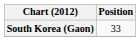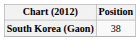(116, 28) 33 -> (116, 28) 38
